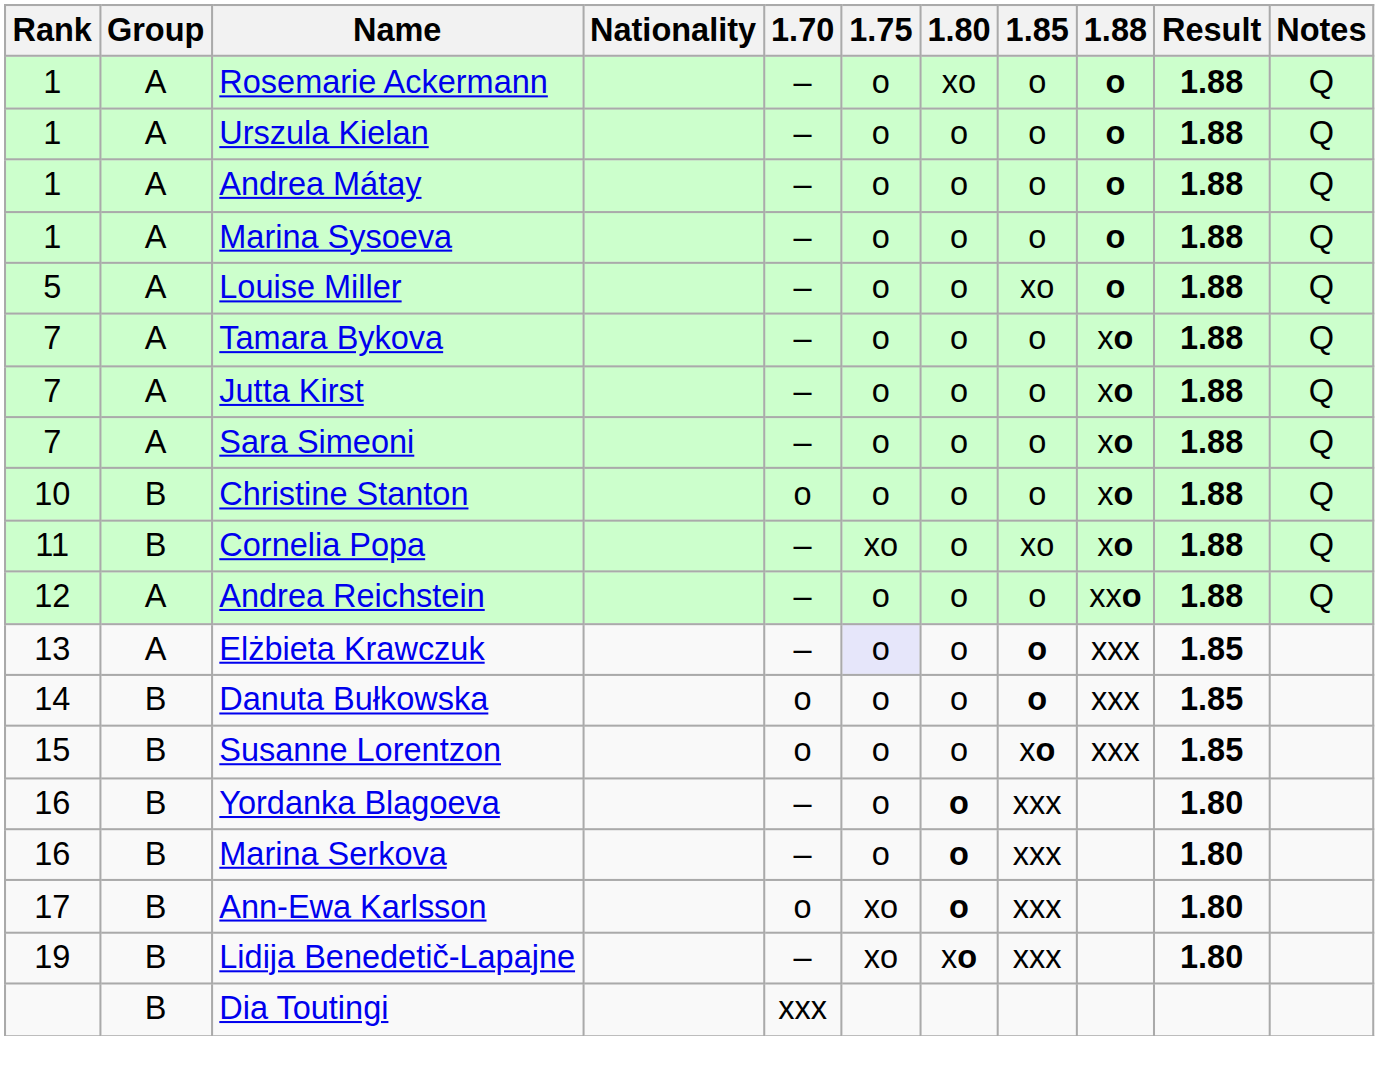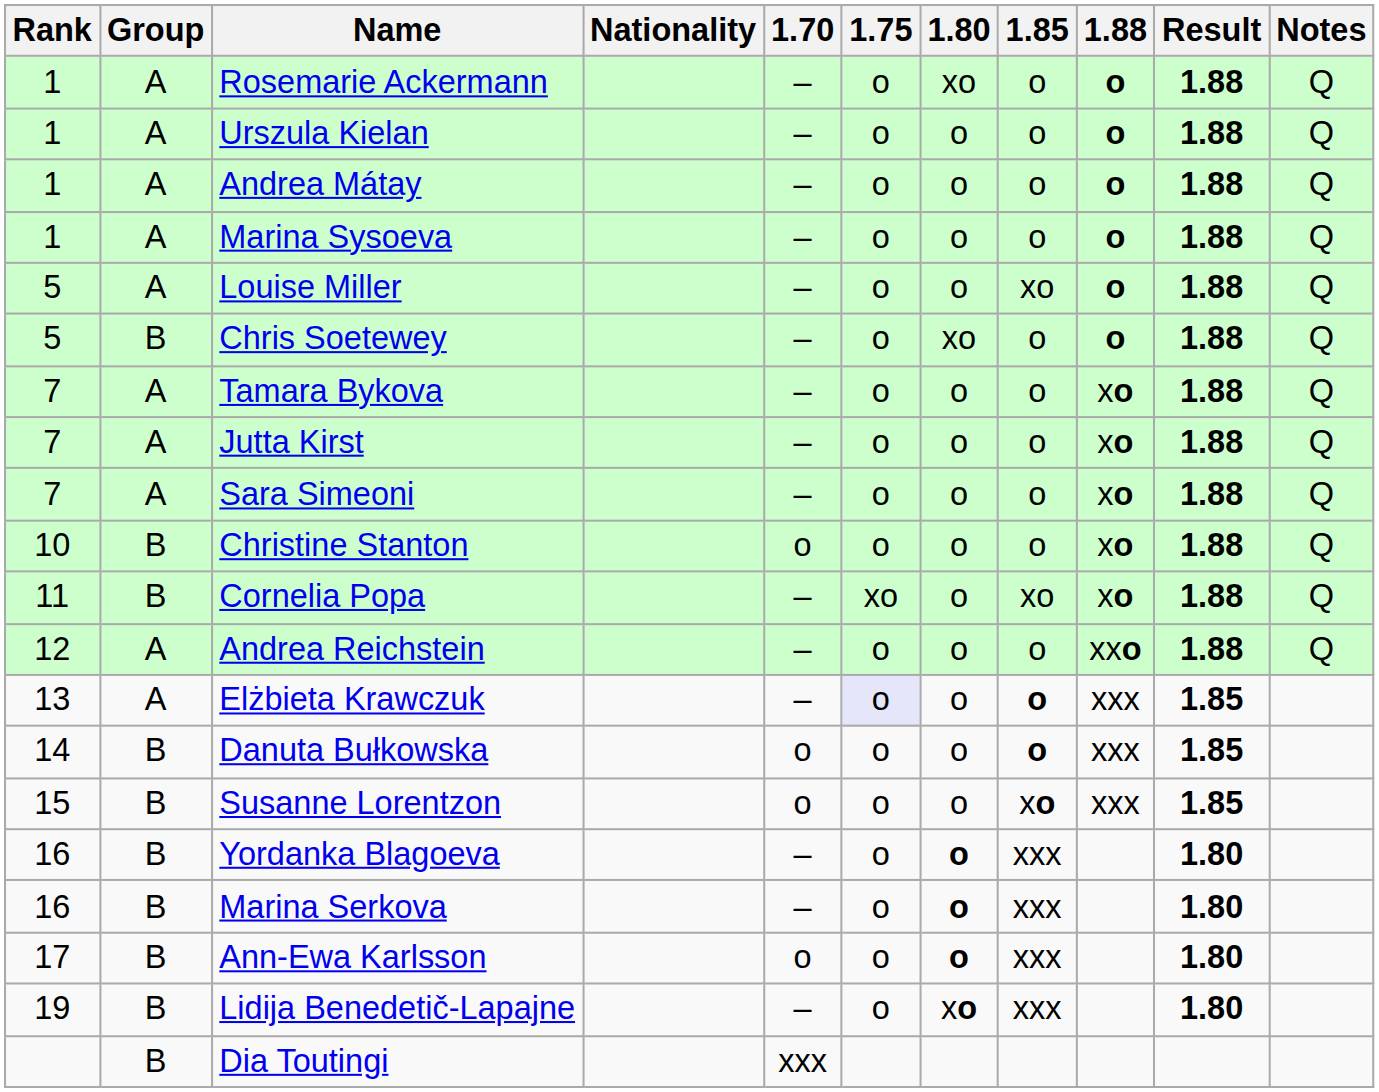+ row: (333, 339)
(881, 905) xo -> (881, 957) o
(881, 957) xo -> (881, 1008) o
